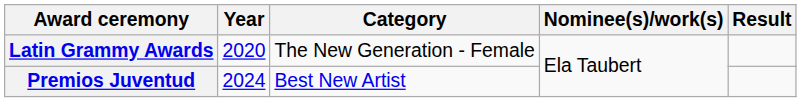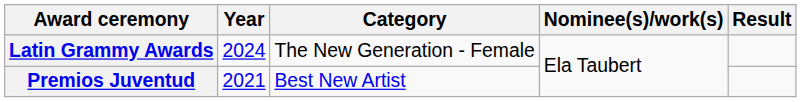(244, 50) 2020 -> (244, 50) 2024
(244, 81) 2024 -> (244, 81) 2021
